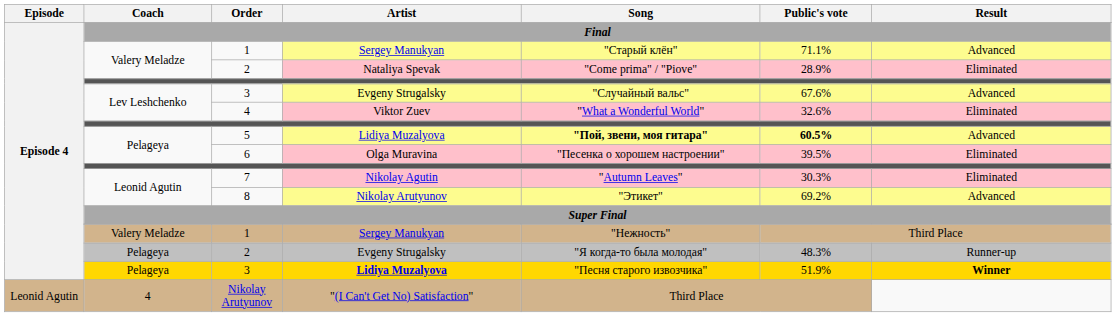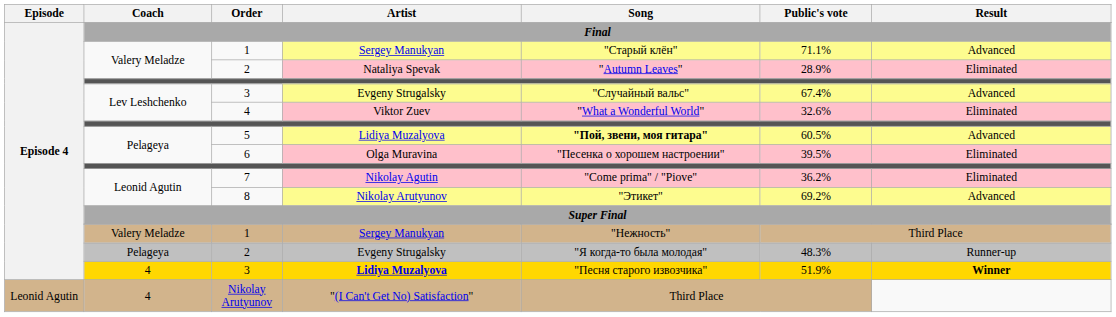(641, 69) "Come prima" / "Piove" -> (641, 69) "Autumn Leaves"
(816, 93) 67.6% -> (816, 93) 67.4%
(816, 135) bold -> (816, 135) normal
(641, 178) "Autumn Leaves" -> (641, 178) "Come prima" / "Piove"
(816, 178) 30.3% -> (816, 178) 36.2%
(148, 270) Pelageya -> (148, 270) 4
